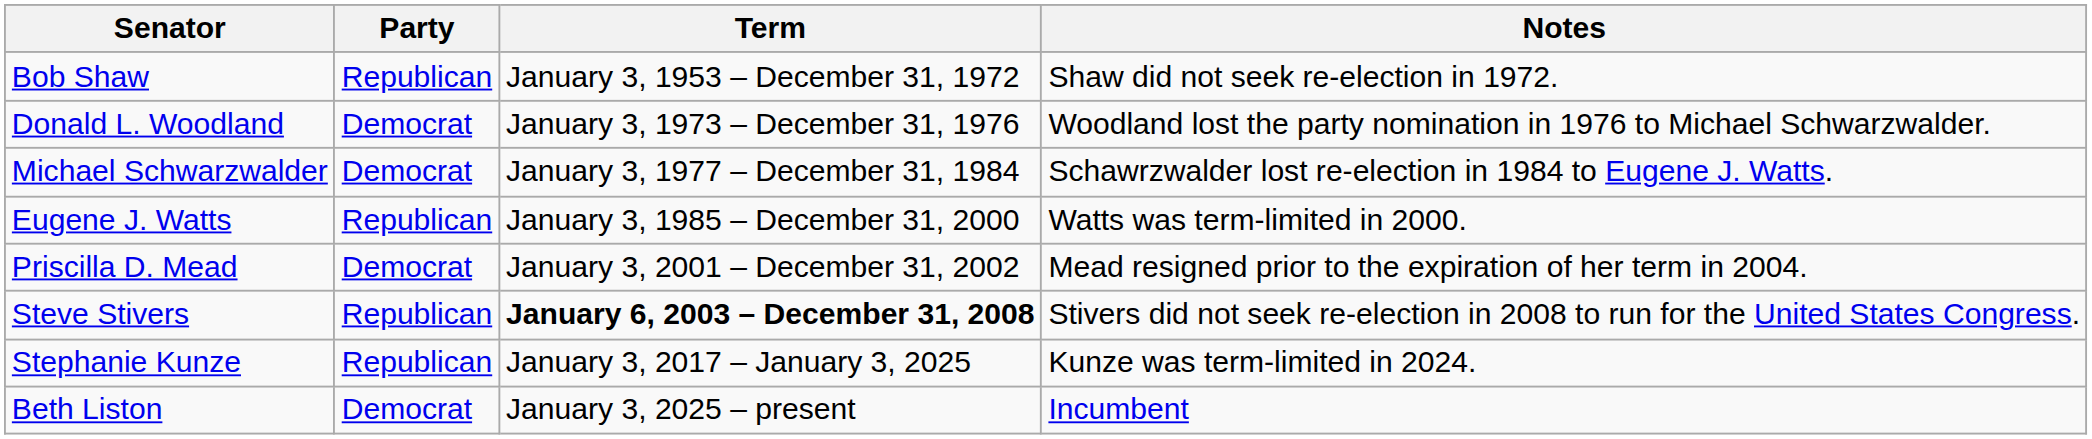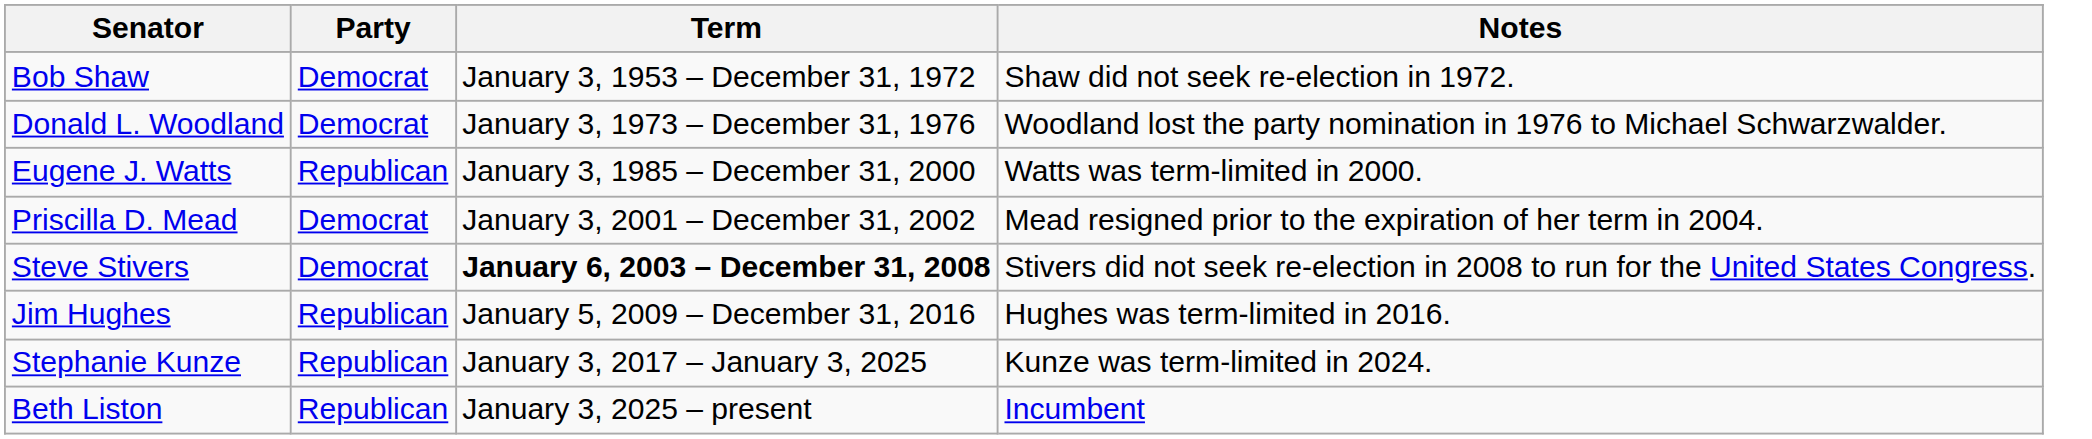(417, 76) Republican -> (363, 76) Democrat
- row: (170, 171)
(417, 314) Republican -> (363, 266) Democrat
+ row: (91, 314)
(407, 409) Democrat -> (373, 409) Republican
